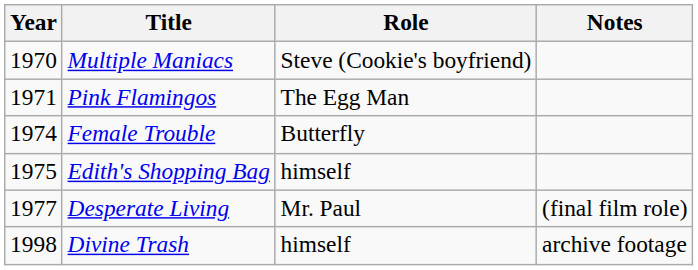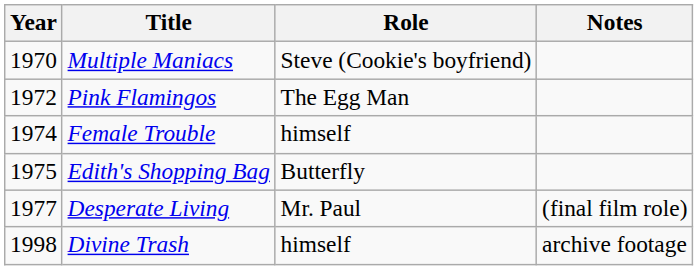(33, 97) 1971 -> (33, 97) 1972
(323, 134) Butterfly -> (316, 134) himself
(316, 171) himself -> (323, 171) Butterfly
